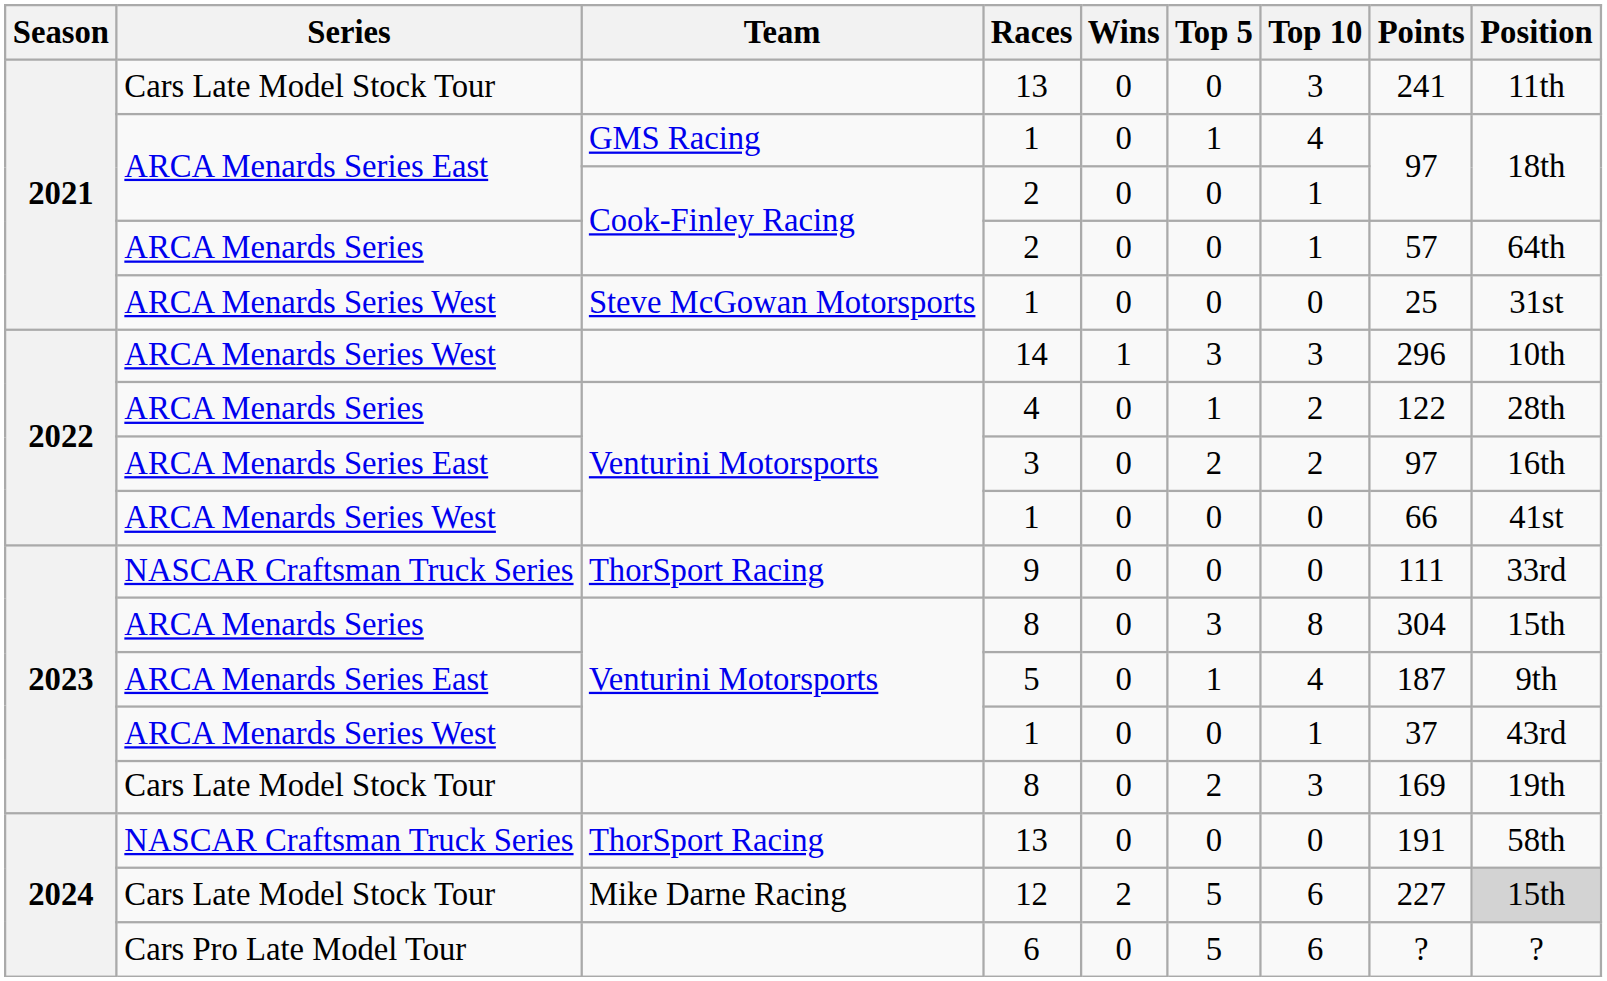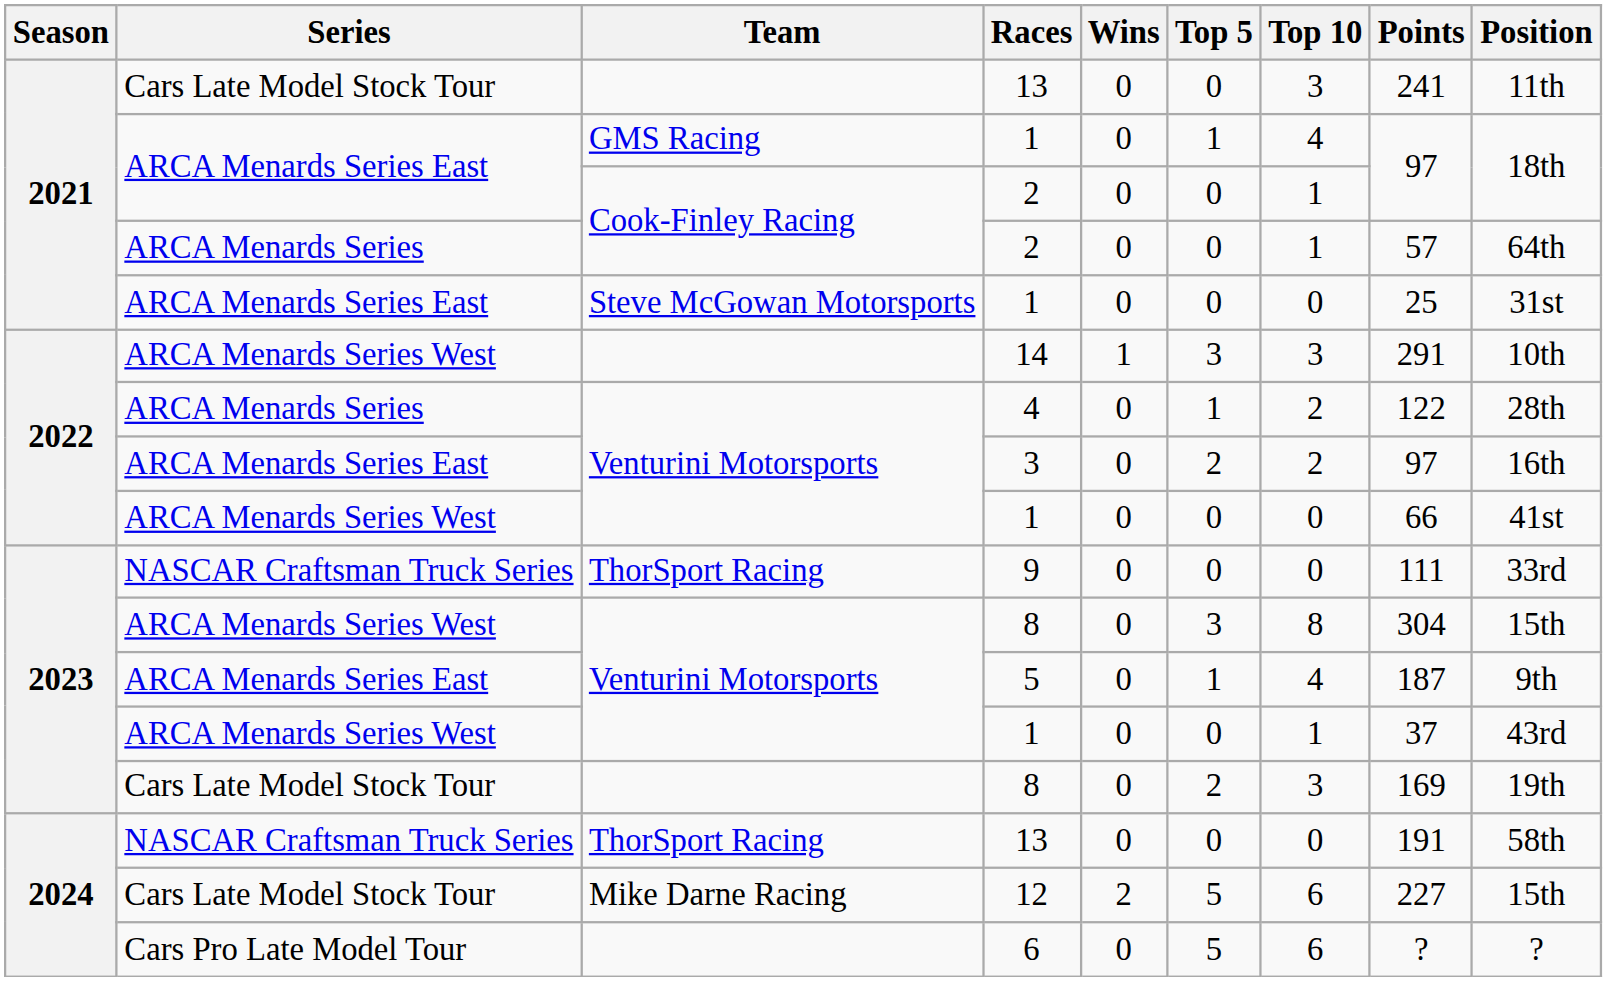(310, 301) ARCA Menards Series West -> (306, 301) ARCA Menards Series East
(1421, 355) 296 -> (1421, 355) 291
(274, 624) ARCA Menards Series -> (310, 624) ARCA Menards Series West
(1536, 894) lightgrey background -> (1536, 894) no background
